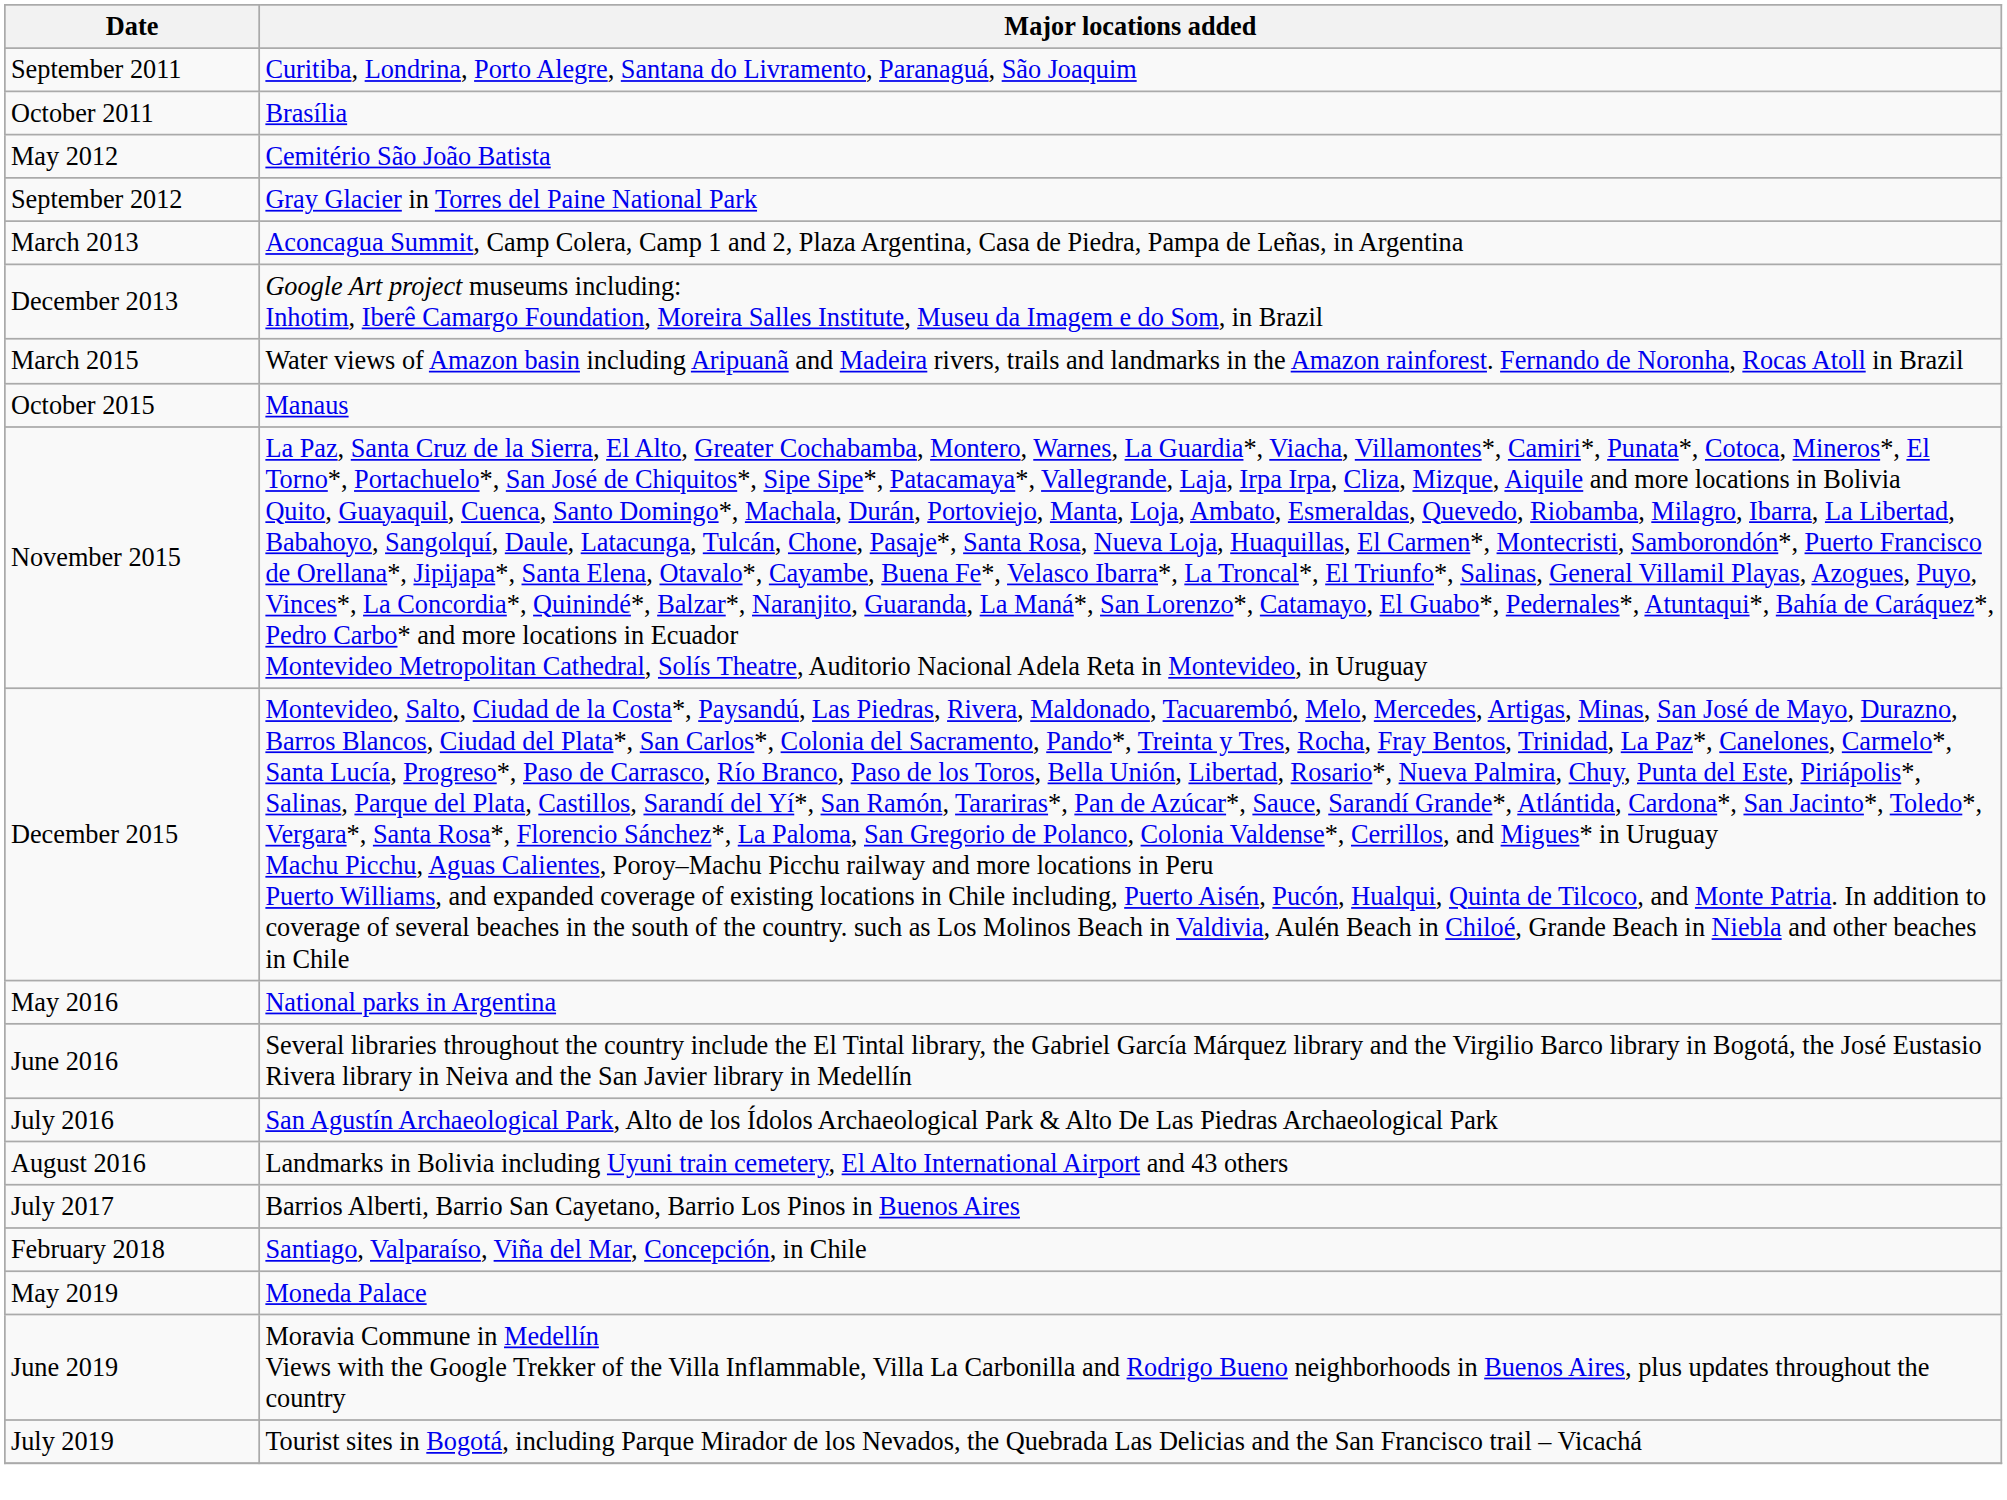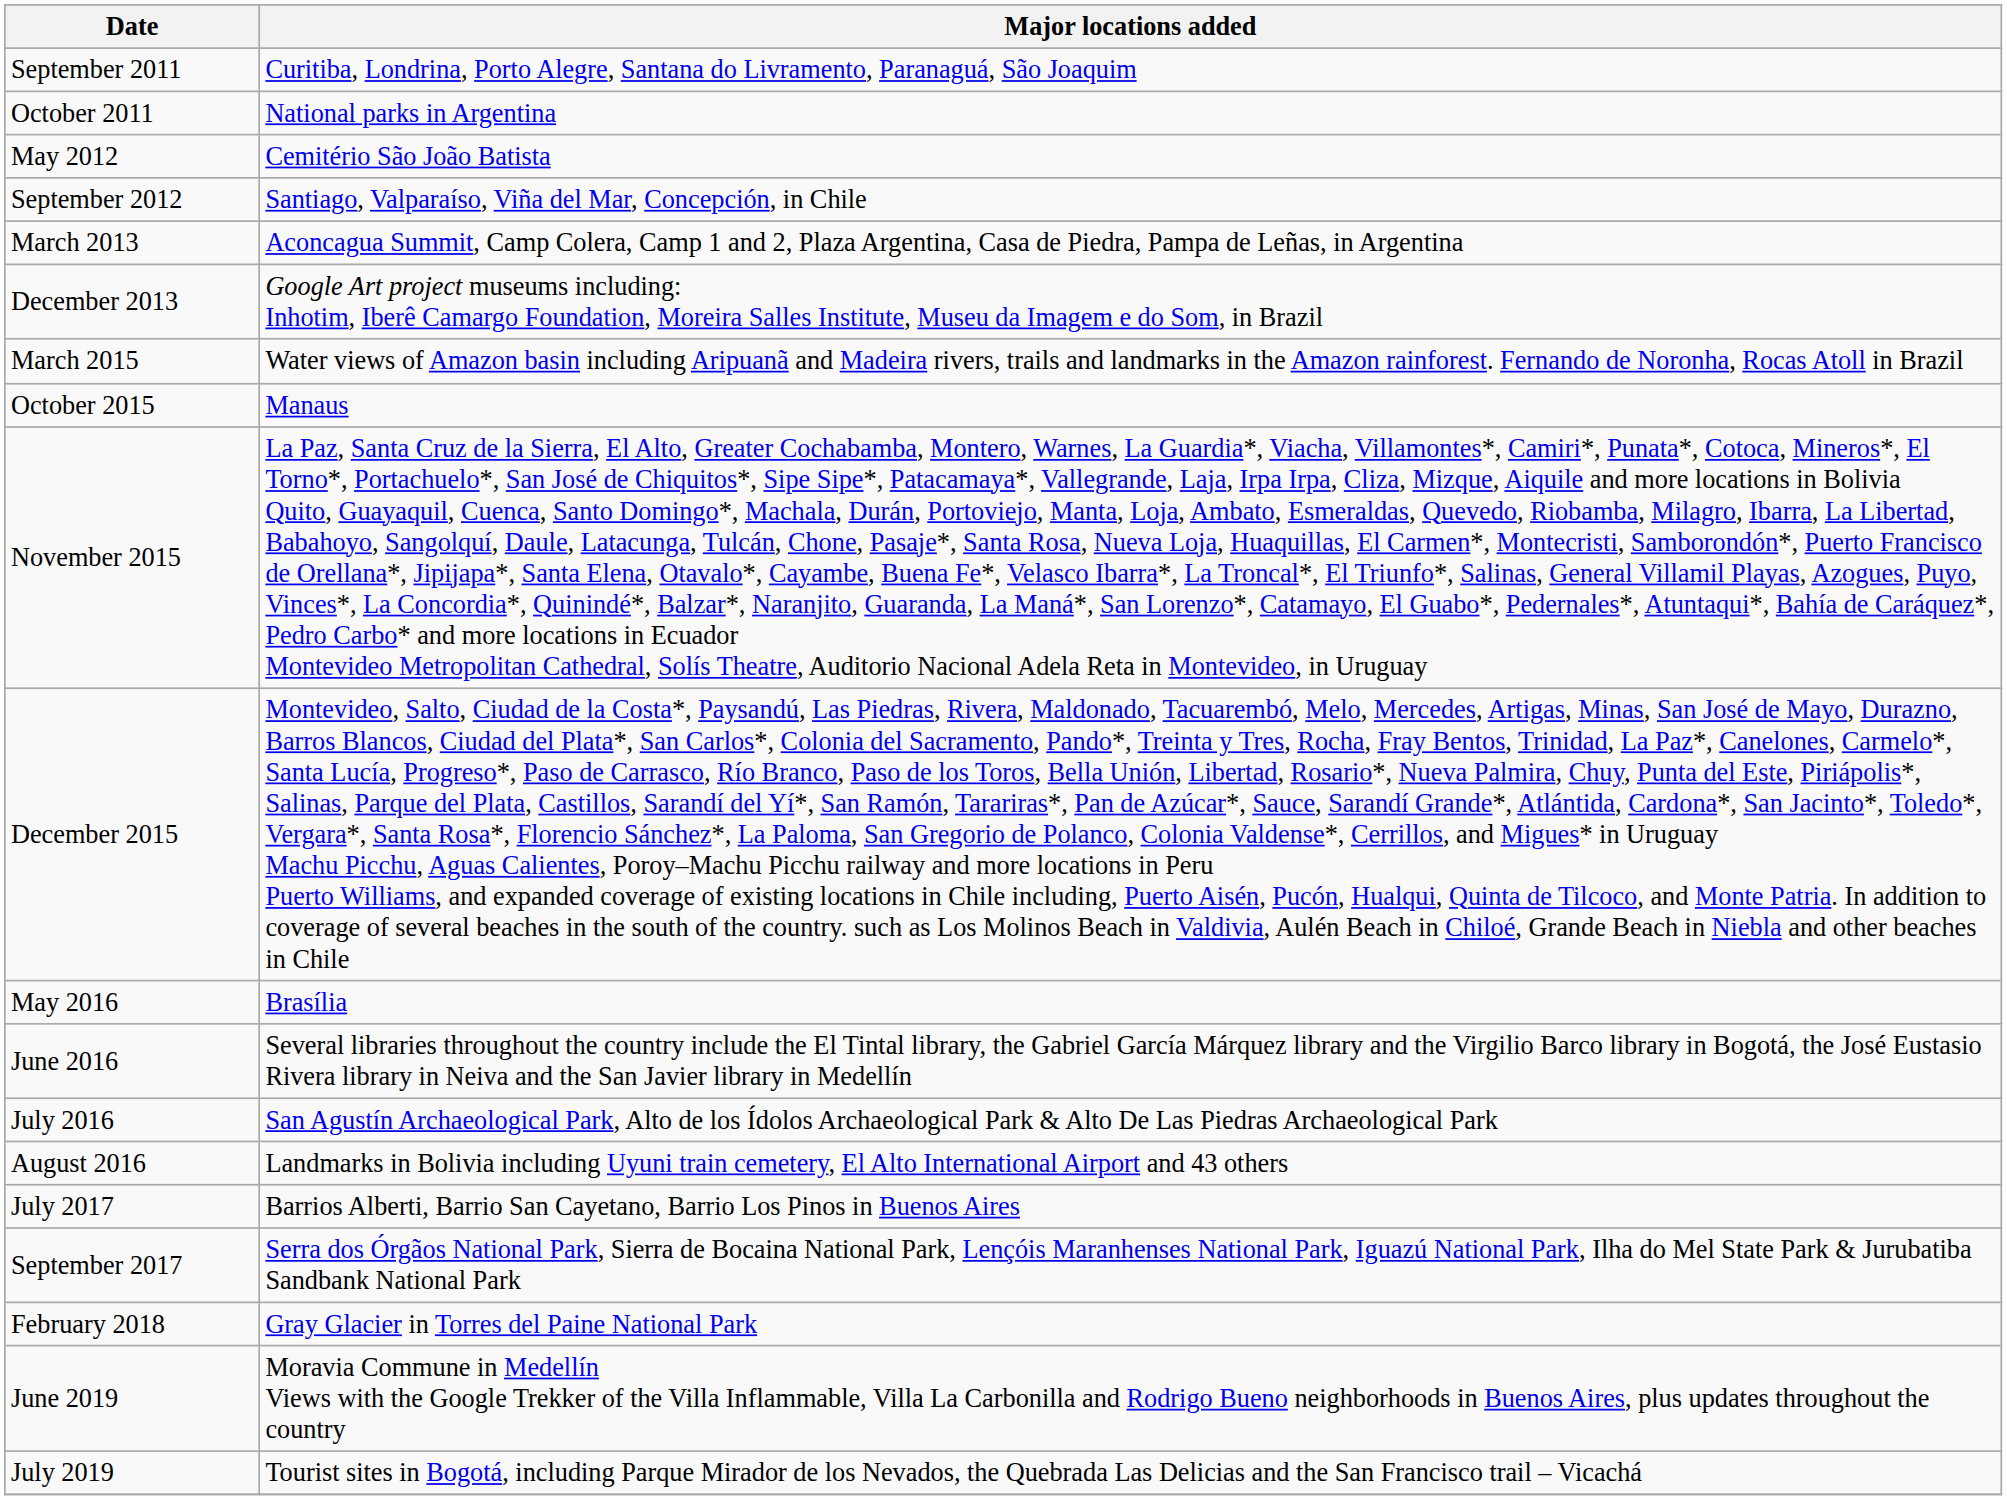(306, 113) Brasília -> (411, 113) National parks in Argentina
(511, 199) Gray Glacier in Torres del Paine National Park -> (566, 199) Santiago, Valparaíso, Viña del Mar, Concepción, in Chile
(411, 1001) National parks in Argentina -> (306, 1001) Brasília
+ row: (97, 1265)
(566, 1249) Santiago, Valparaíso, Viña del Mar, Concepción, in Chile -> (511, 1323) Gray Glacier in Torres del Paine National Park
- row: (65, 1292)
